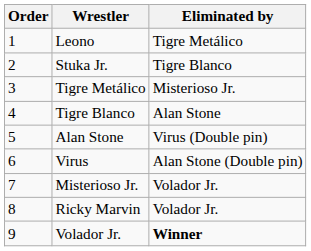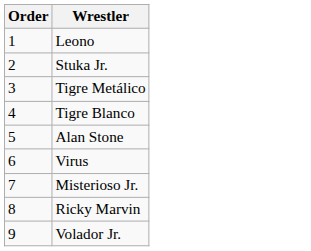- column: (228, 16)
